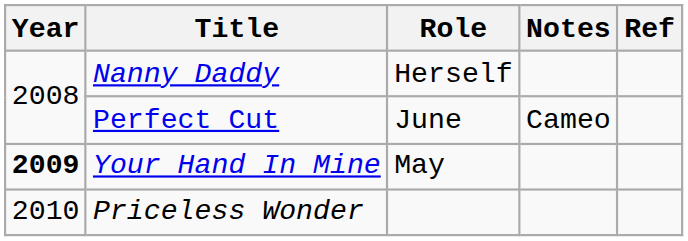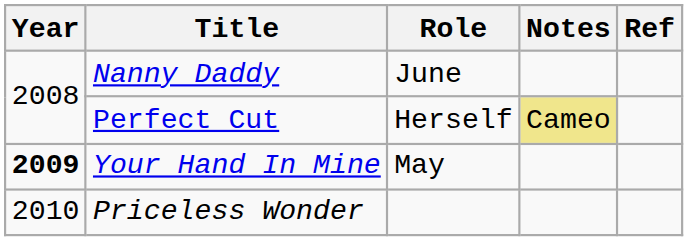(453, 74) Herself -> (428, 74) June
(428, 120) June -> (453, 120) Herself
(568, 120) no background -> (568, 120) khaki background
